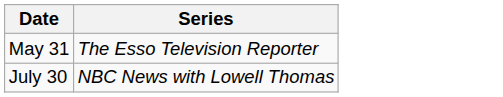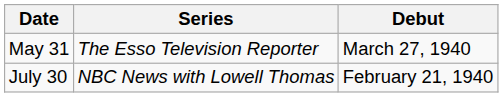+ column: (418, 19)
